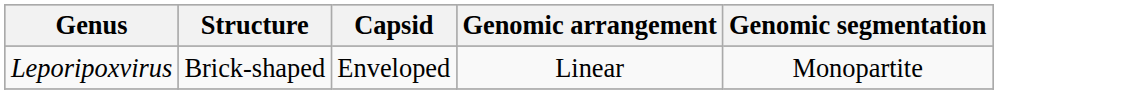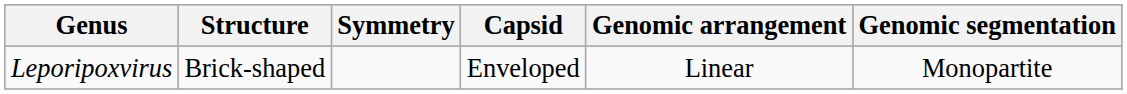+ column: (396, 25)
